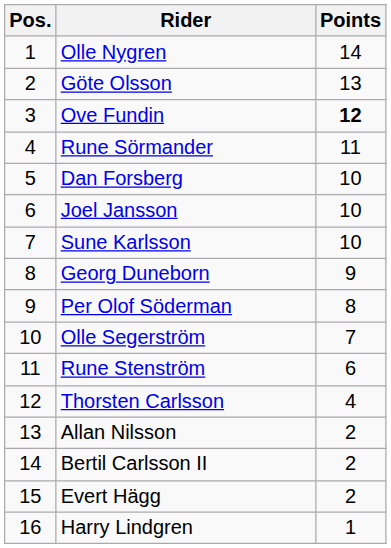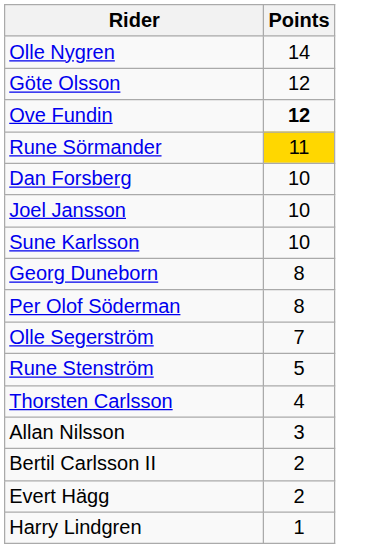- column: (30, 20)
(350, 83) 13 -> (299, 83) 12
(350, 147) no background -> (299, 147) gold background
(350, 274) 9 -> (299, 274) 8
(350, 369) 6 -> (299, 369) 5
(350, 432) 2 -> (299, 432) 3
